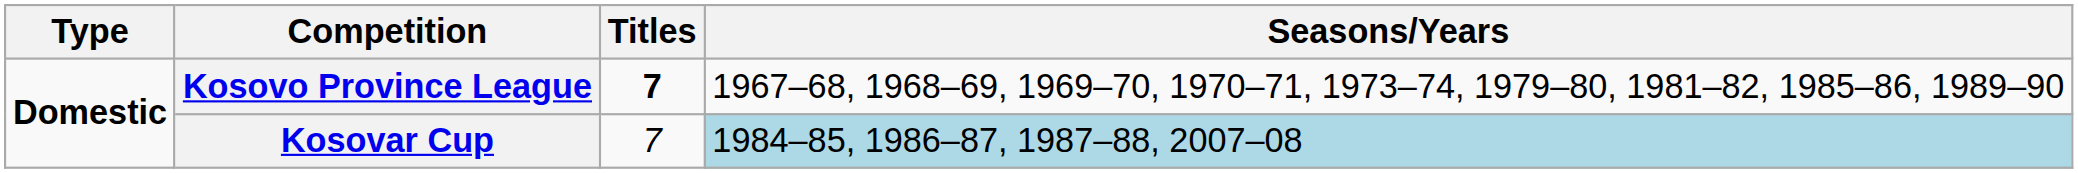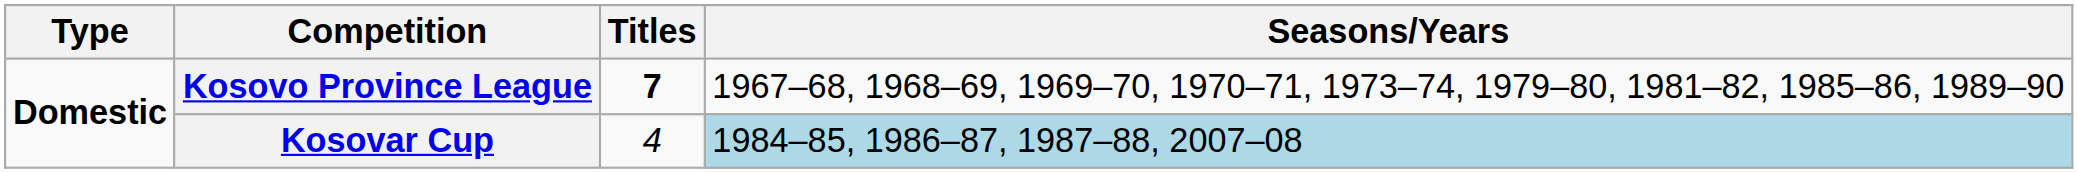(652, 140) 7 -> (652, 140) 4
